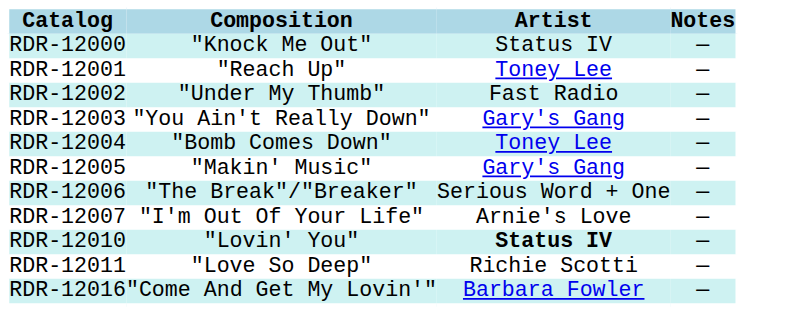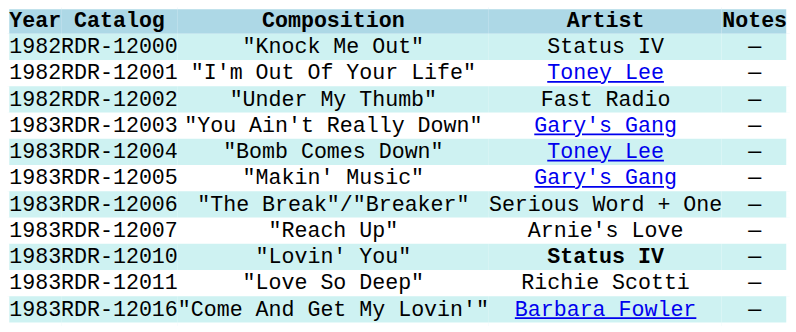+ column: (35, 22)
(281, 70) "Reach Up" -> (333, 73) "I'm Out Of Your Life"
(281, 218) "I'm Out Of Your Life" -> (333, 231) "Reach Up"
